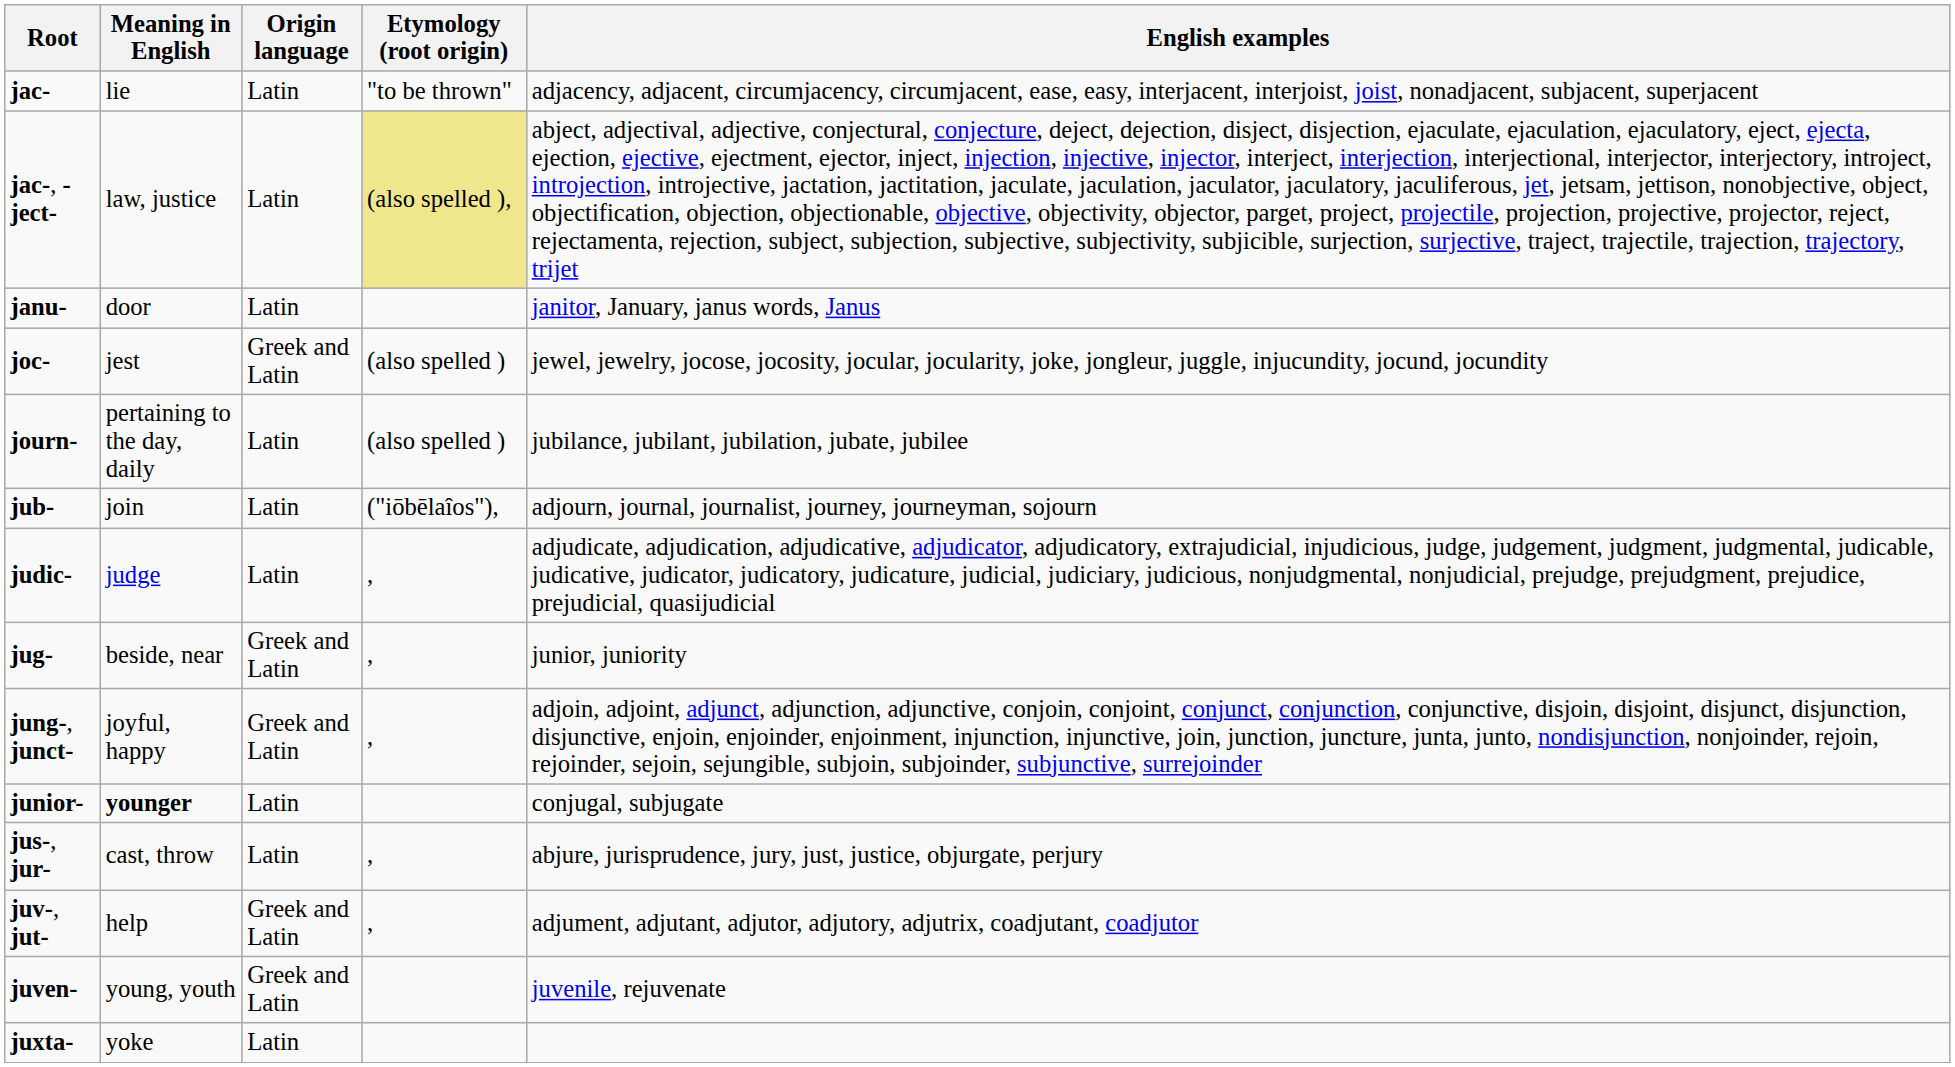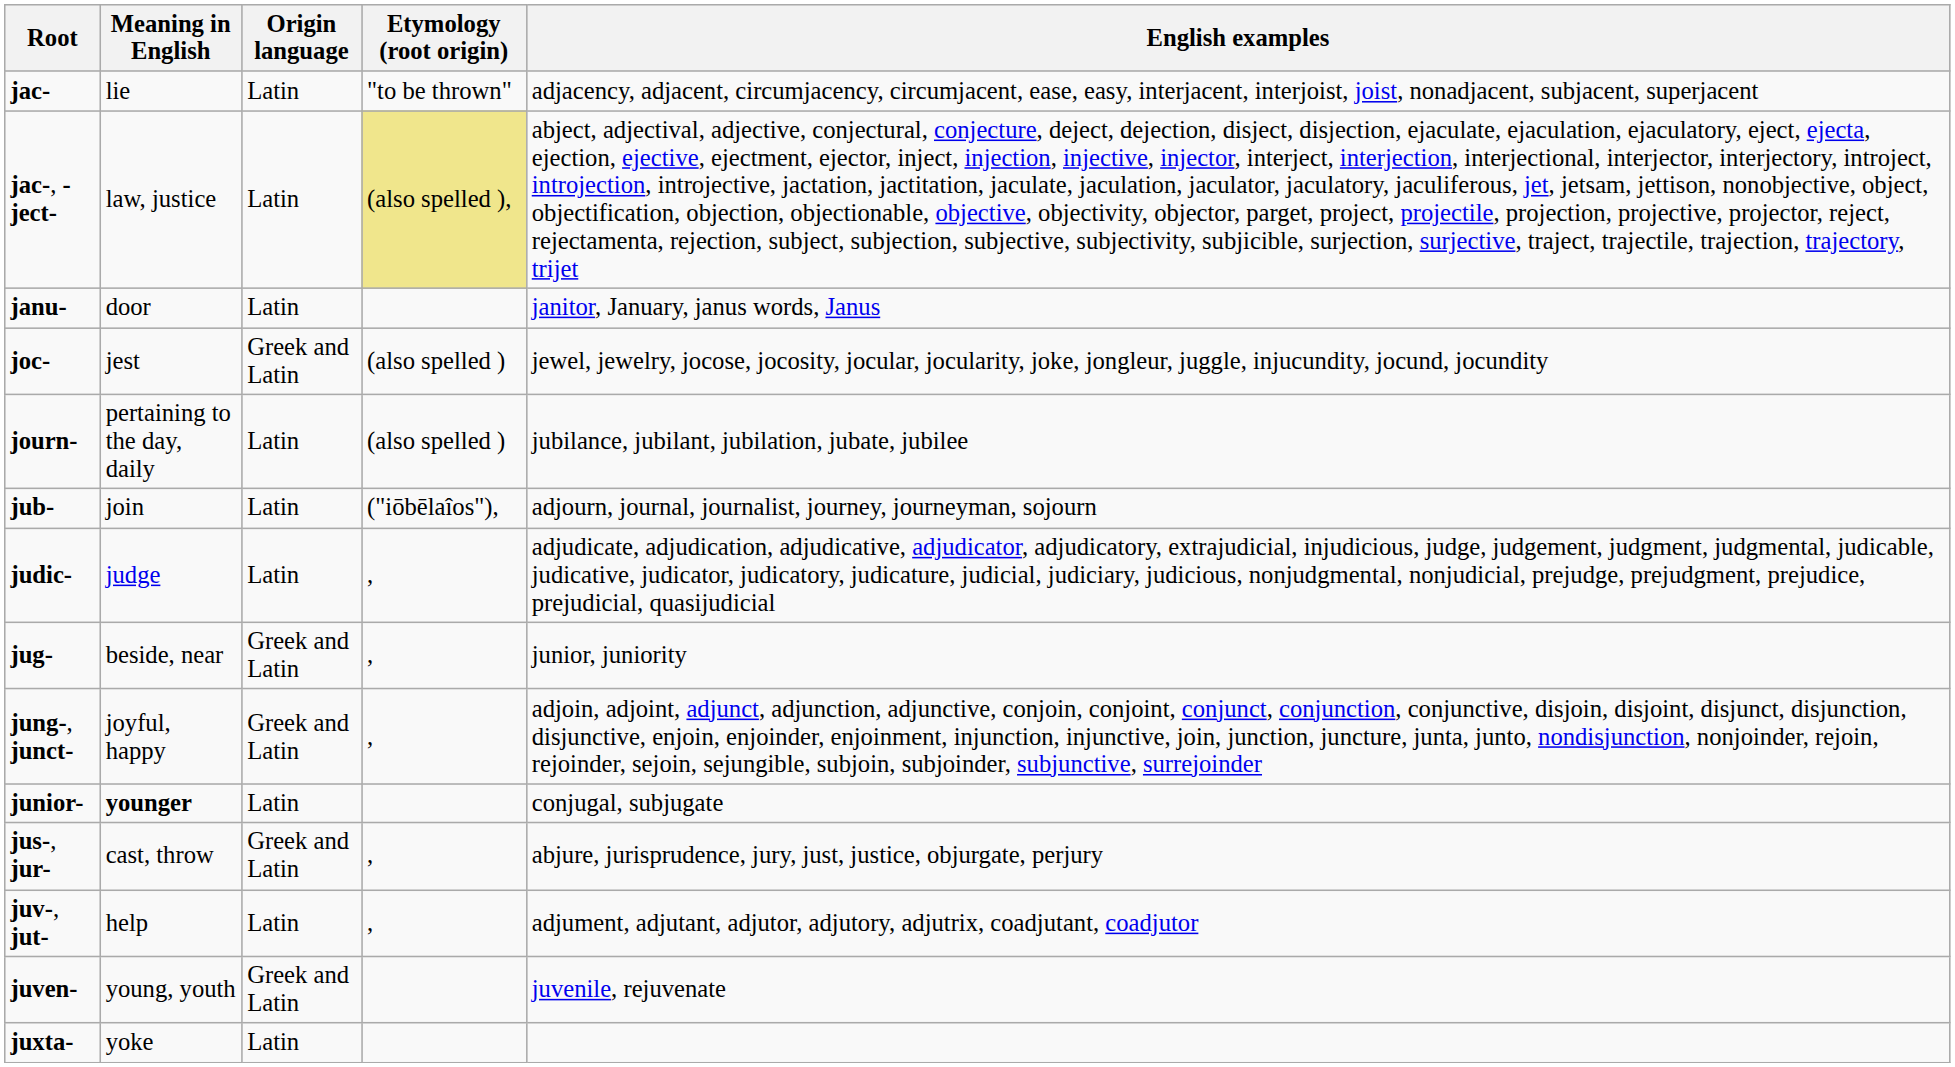(273, 855) Latin -> (298, 855) Greek and Latin
(298, 922) Greek and Latin -> (273, 922) Latin
